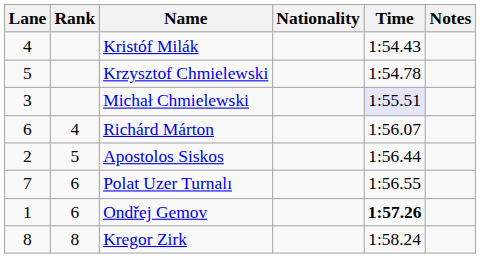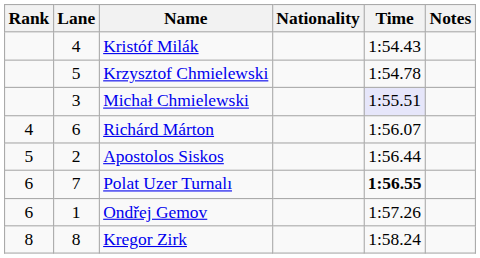columns swapped: (75, 18) <-> (27, 18)
(395, 184) normal -> (395, 184) bold
(395, 211) bold -> (395, 211) normal
